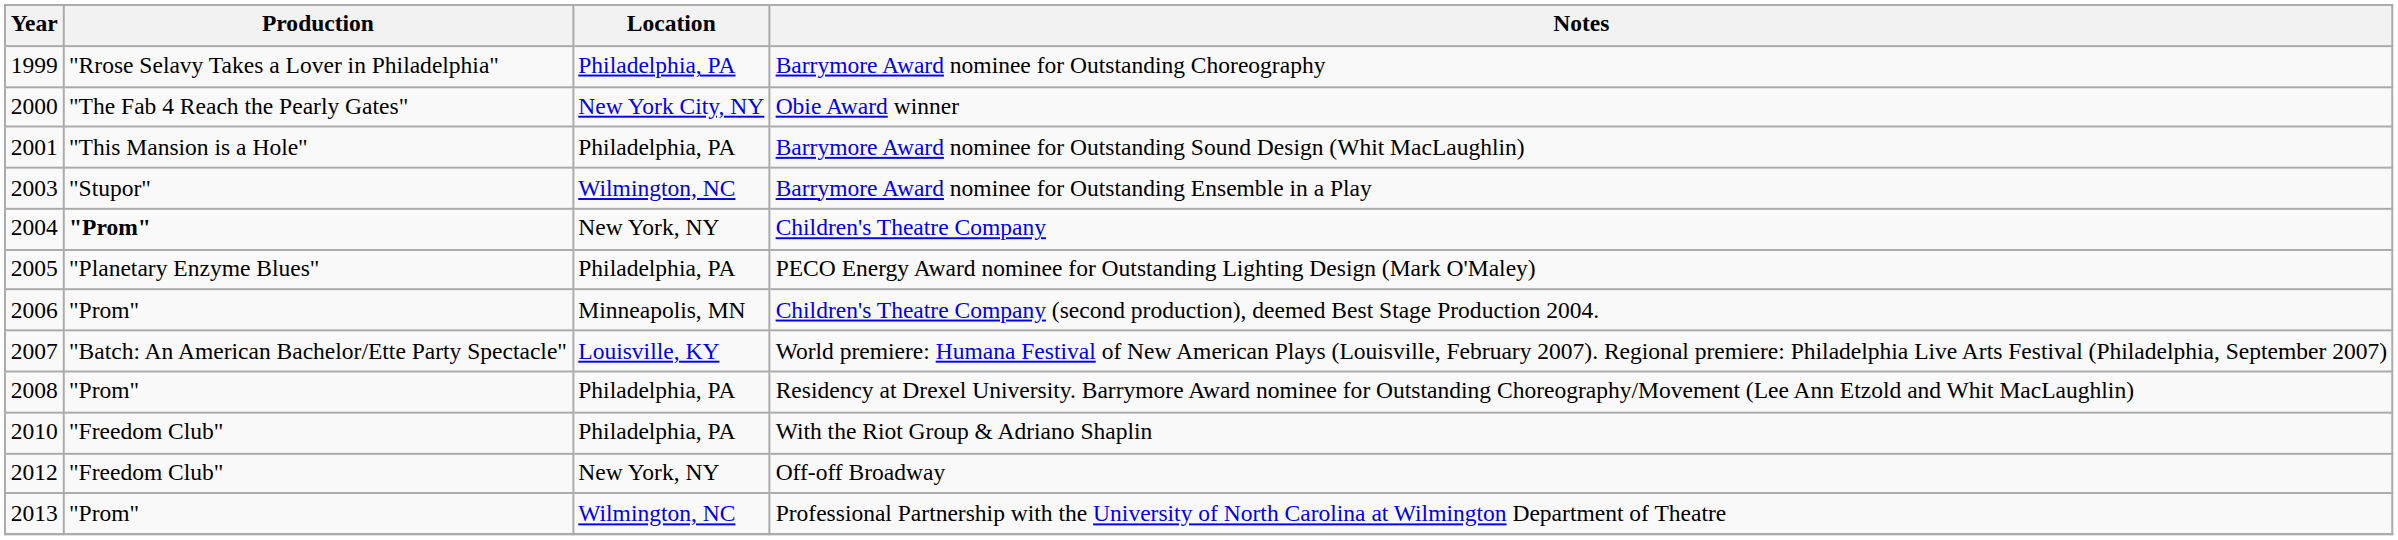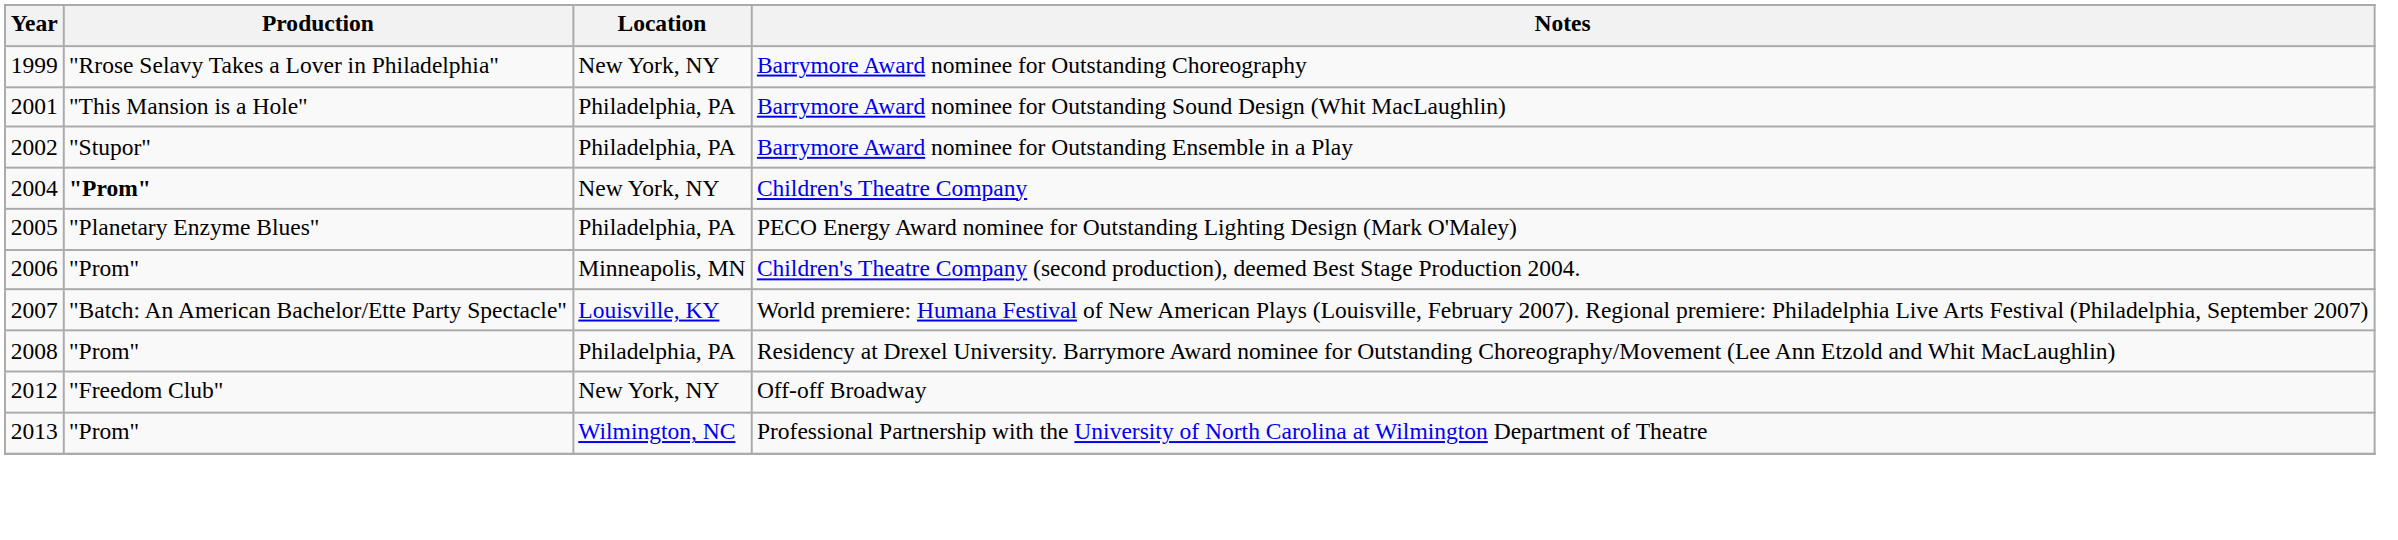(657, 65) Philadelphia, PA -> (649, 65) New York, NY
- row: (867, 106)
(34, 187) 2003 -> (34, 147) 2002
(657, 187) Wilmington, NC -> (657, 147) Philadelphia, PA
- row: (964, 432)
